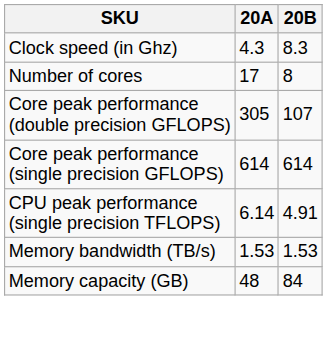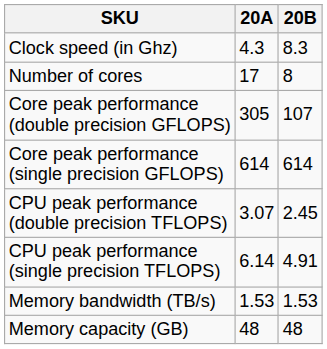+ row: (118, 213)
(293, 280) 84 -> (293, 329) 48
